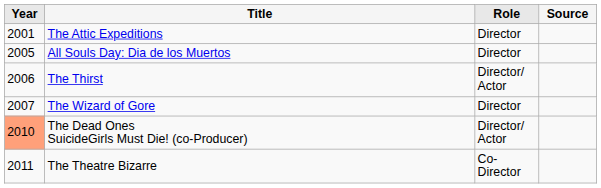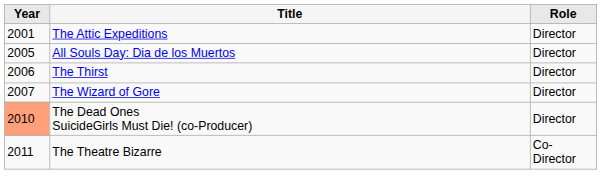- column: (568, 14)
(501, 79) Director/ Actor -> (554, 72) Director
(501, 132) Director/ Actor -> (554, 118) Director
